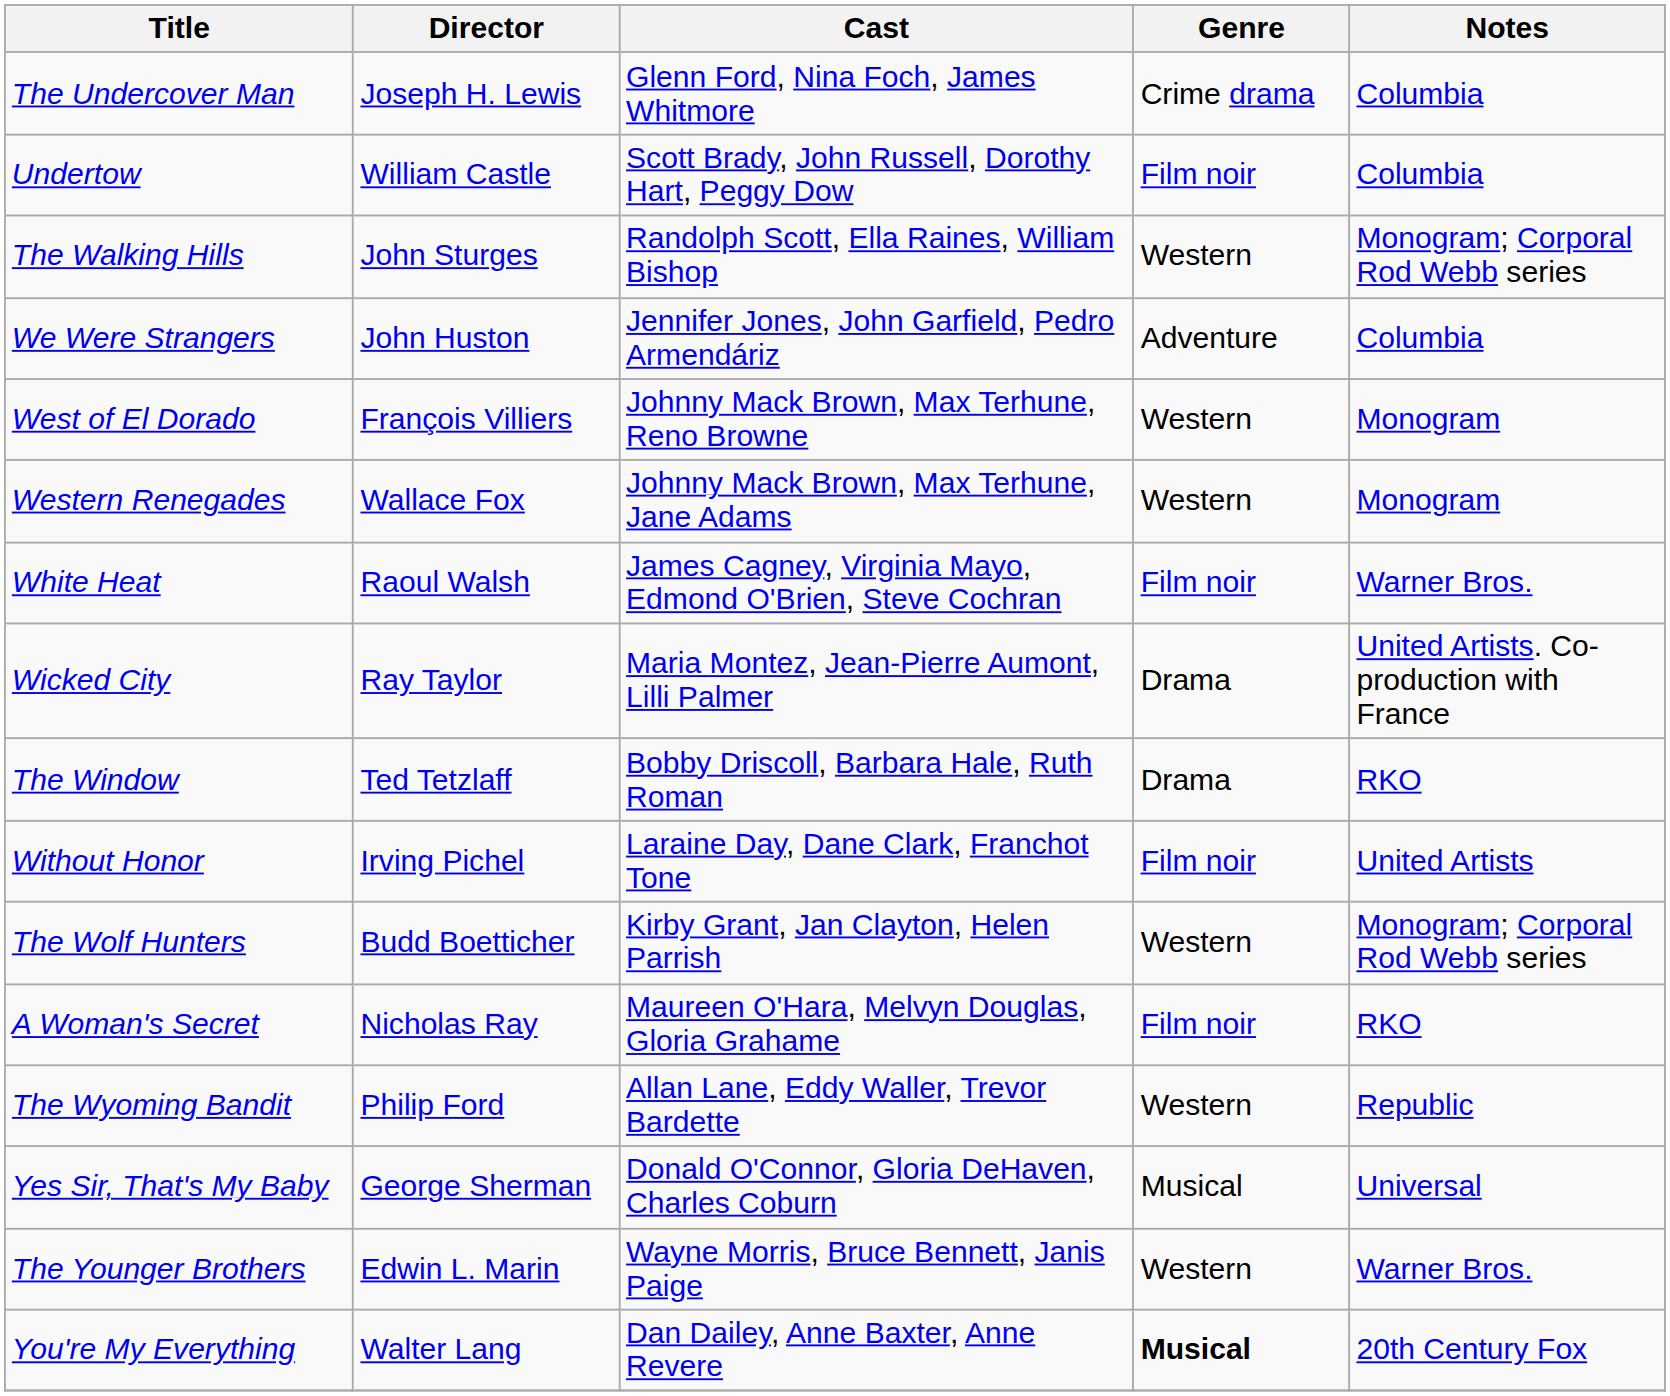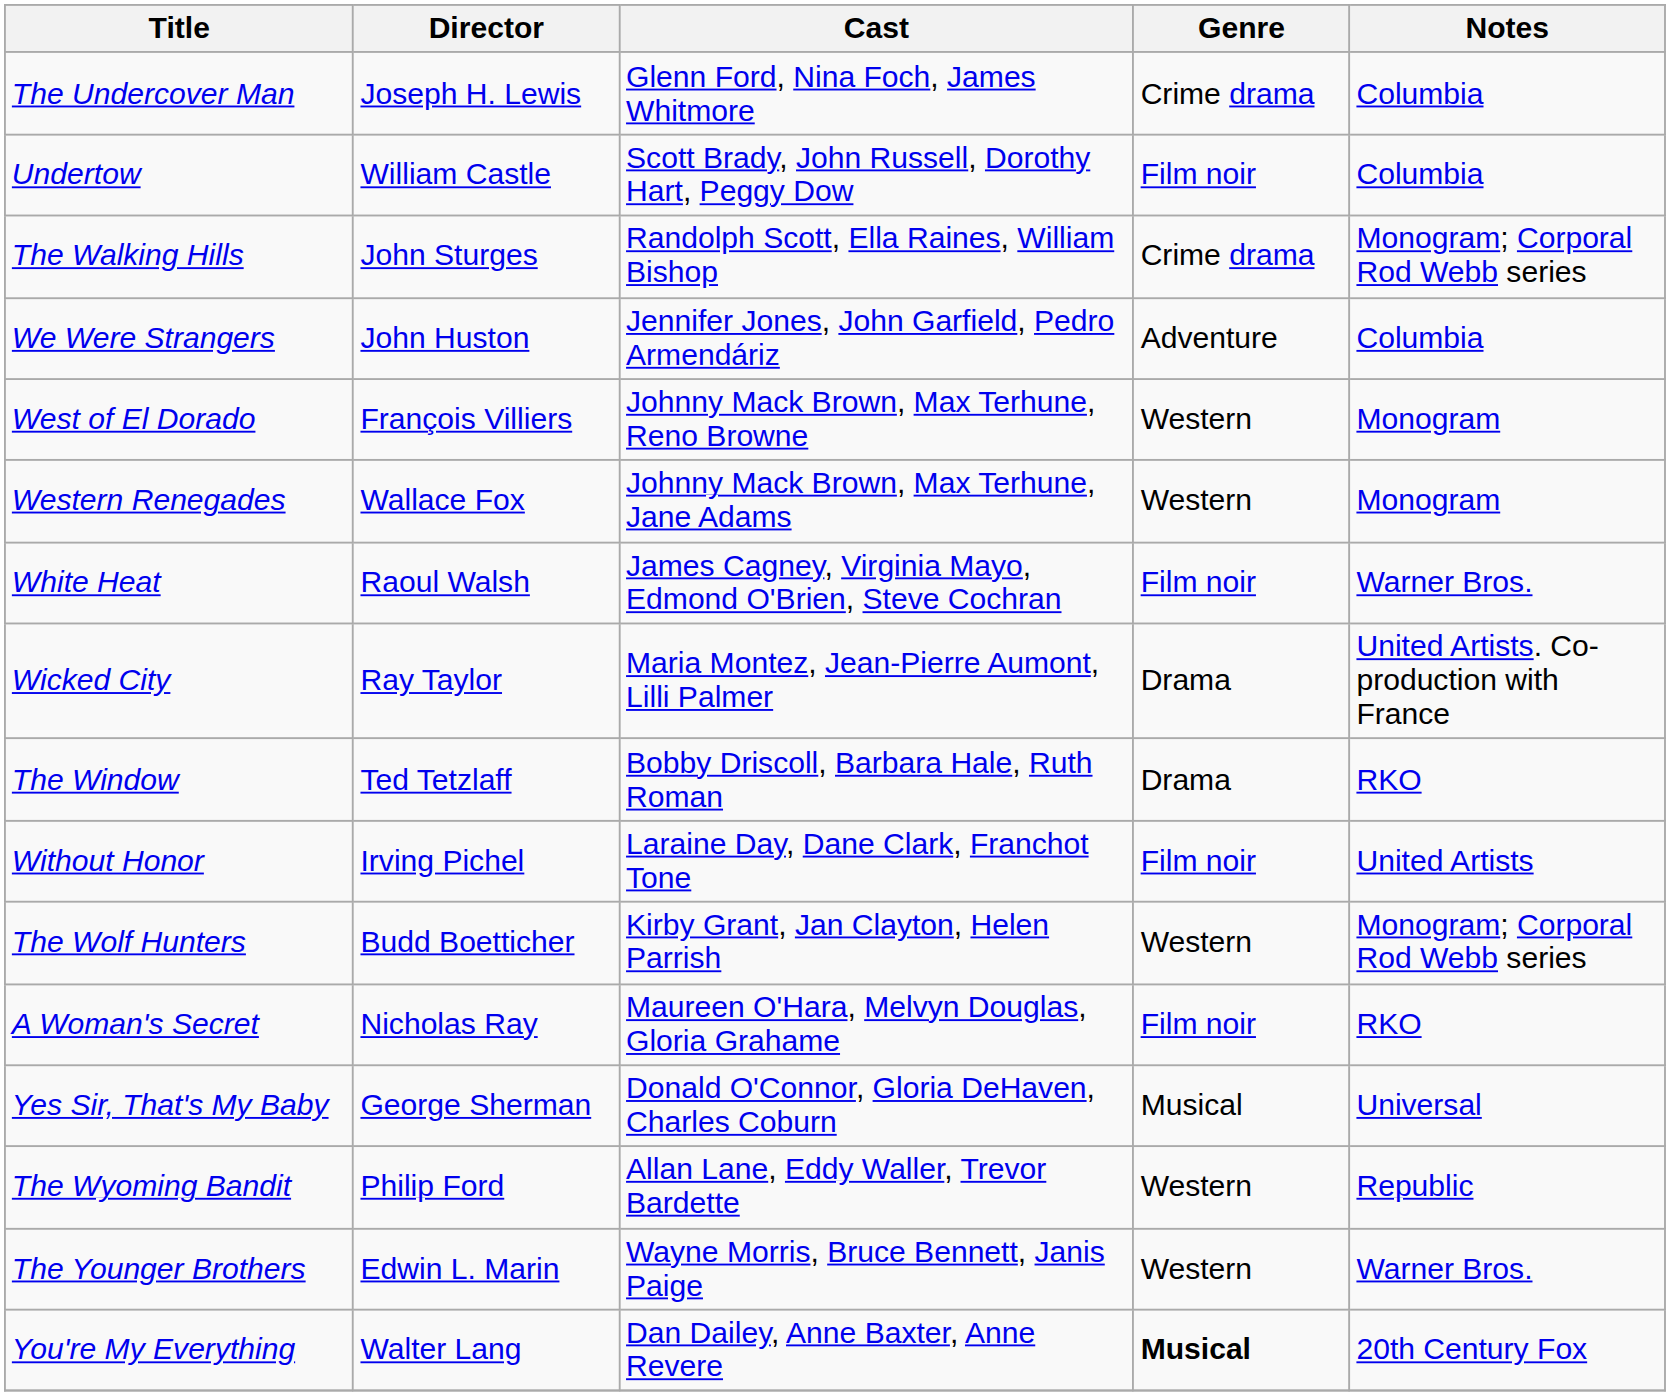(1196, 256) Western -> (1228, 256) Crime drama
rows swapped: (151, 1105) <-> (170, 1186)
